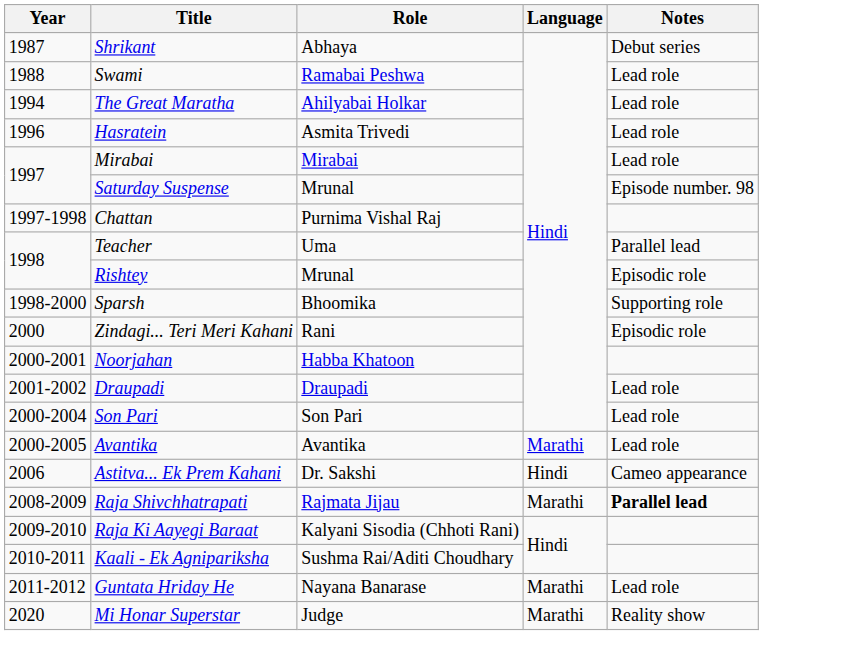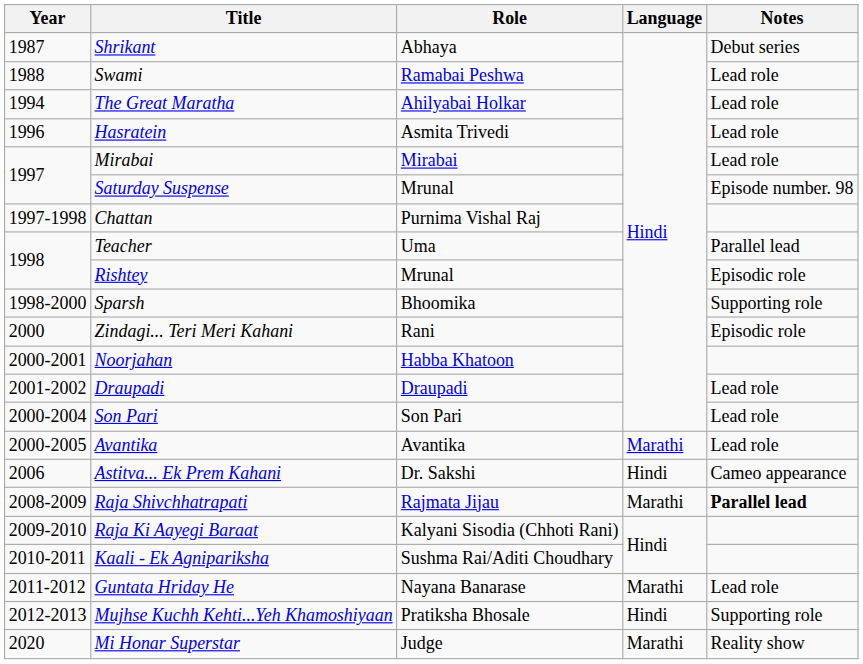+ row: (244, 615)
